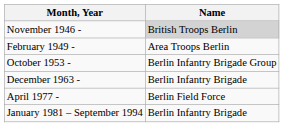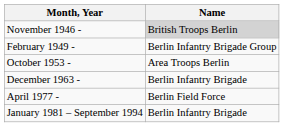(188, 46) Area Troops Berlin -> (212, 46) Berlin Infantry Brigade Group
(212, 63) Berlin Infantry Brigade Group -> (188, 63) Area Troops Berlin
